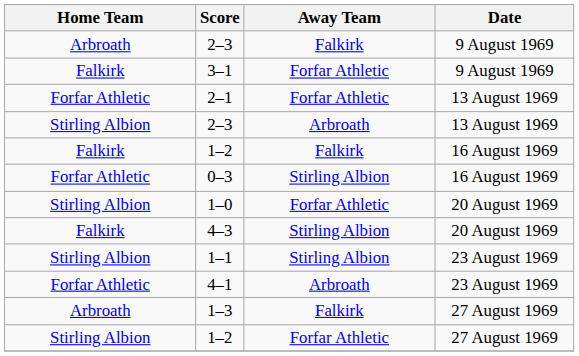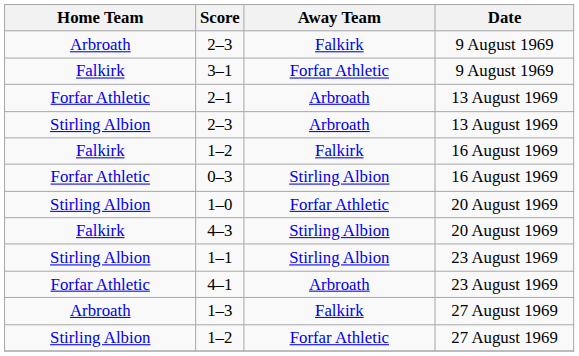(339, 97) Forfar Athletic -> (339, 97) Arbroath
